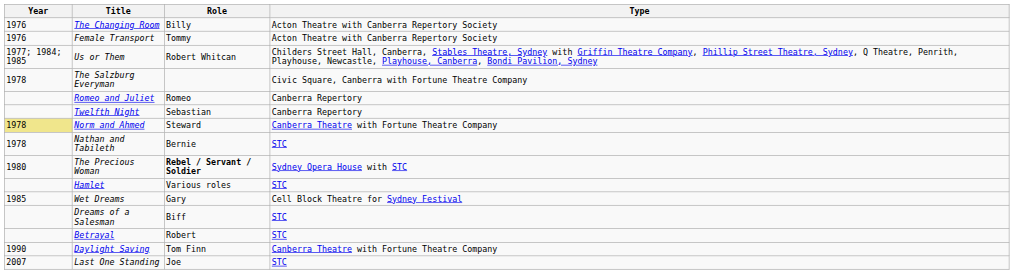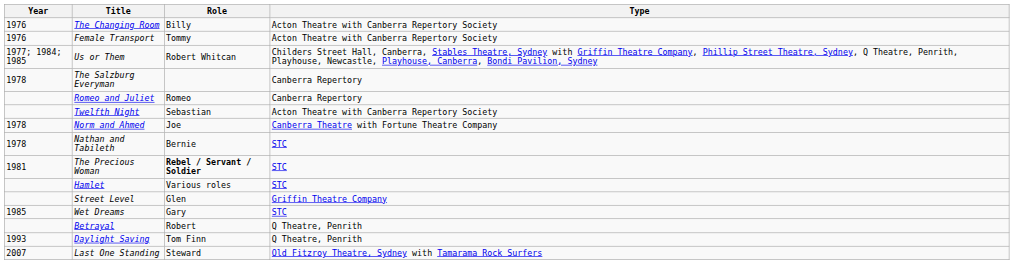(400, 80) Civic Square, Canberra with Fortune Theatre Company -> (317, 80) Canberra Repertory
(317, 112) Canberra Repertory -> (385, 112) Acton Theatre with Canberra Repertory Society
(16, 125) khaki background -> (16, 125) no background
(184, 125) Steward -> (174, 125) Joe
(16, 167) 1980 -> (16, 167) 1981
(339, 167) Sydney Opera House with STC -> (279, 167) STC
+ row: (104, 199)
(367, 199) Cell Block Theatre for Sydney Festival -> (279, 212) STC
- row: (102, 217)
(279, 235) STC -> (317, 226) Q Theatre, Penrith
(16, 249) 1990 -> (16, 239) 1993
(385, 249) Canberra Theatre with Fortune Theatre Company -> (317, 239) Q Theatre, Penrith
(174, 262) Joe -> (184, 253) Steward
(279, 262) STC -> (407, 253) Old Fitzroy Theatre, Sydney with Tamarama Rock Surfers
